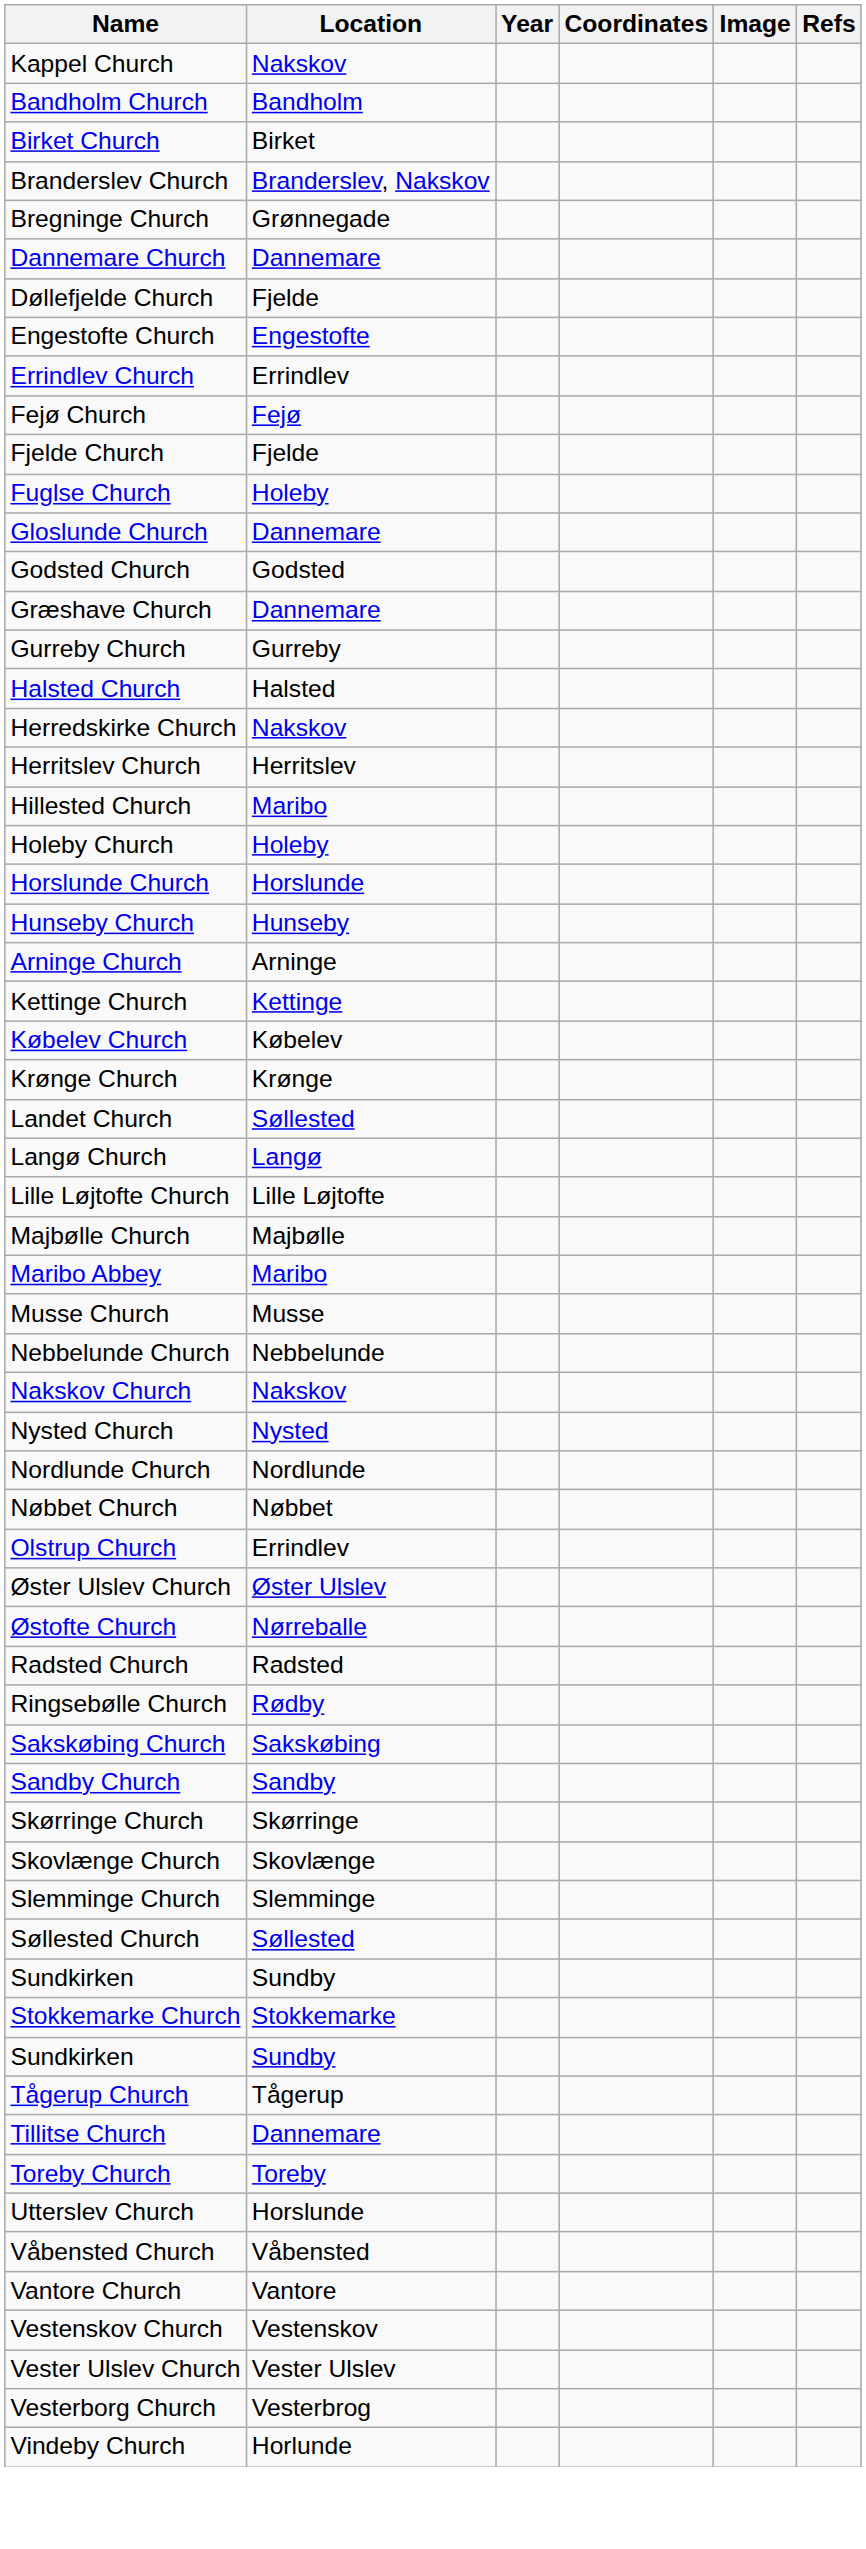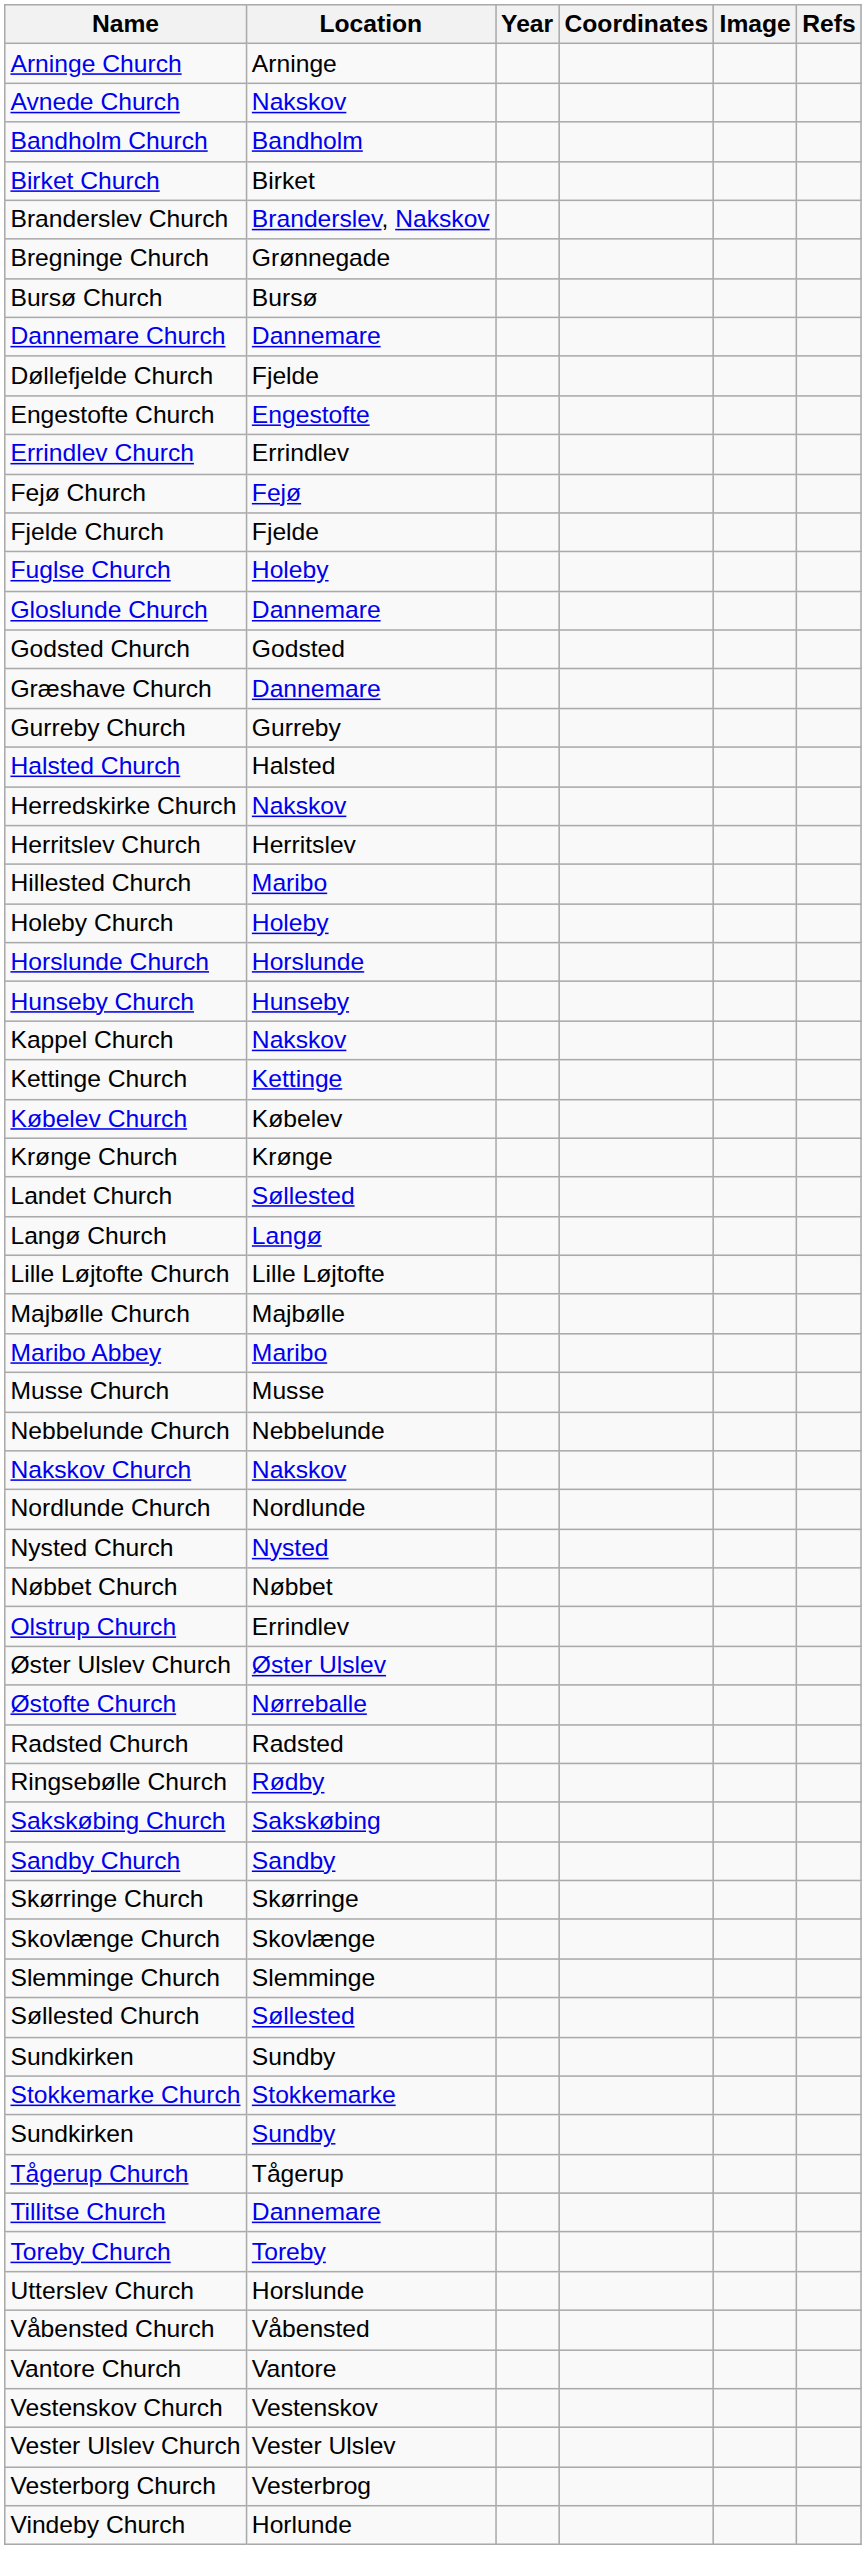rows swapped: (96, 961) <-> (92, 63)
+ row: (95, 102)
+ row: (86, 297)
rows swapped: (110, 1469) <-> (92, 1430)
